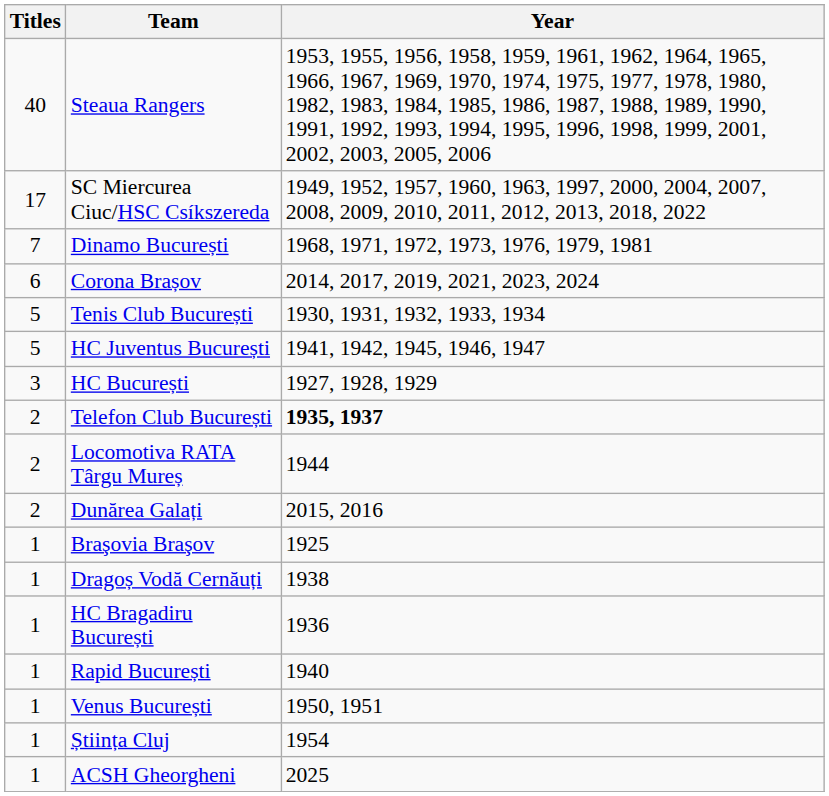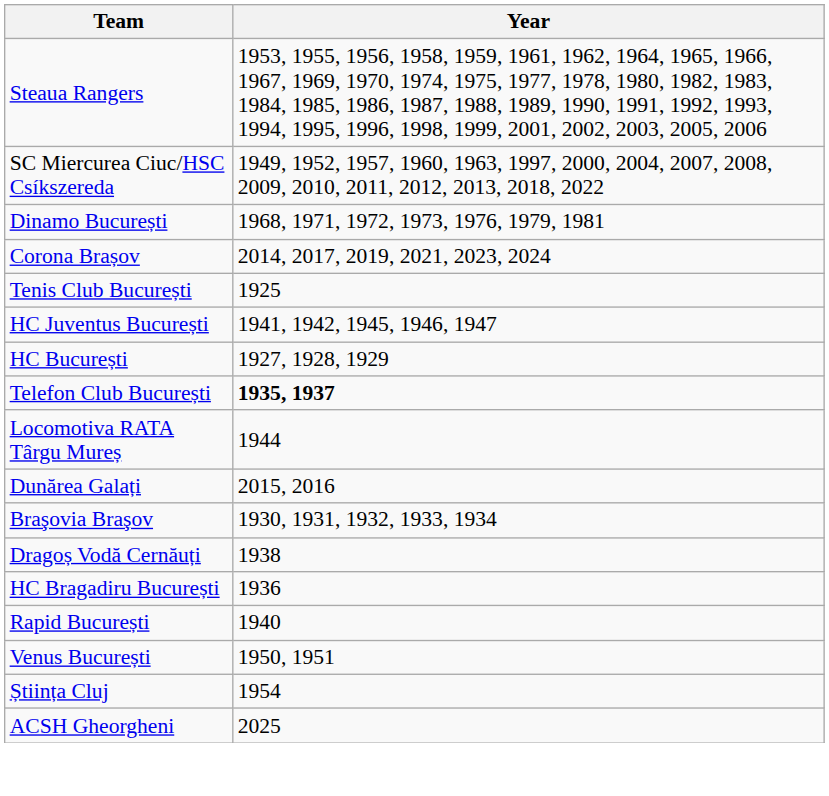- column: (35, 21)
(415, 314) 1930, 1931, 1932, 1933, 1934 -> (259, 290) 1925
(307, 544) 1925 -> (367, 519) 1930, 1931, 1932, 1933, 1934
